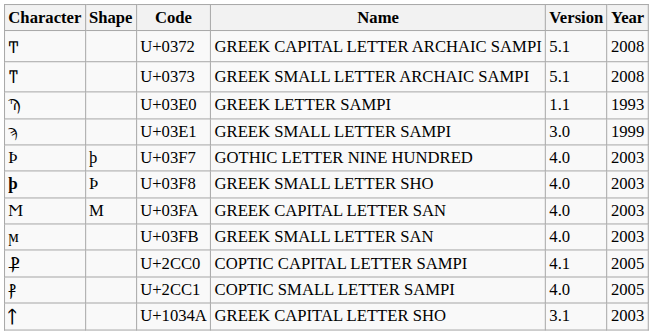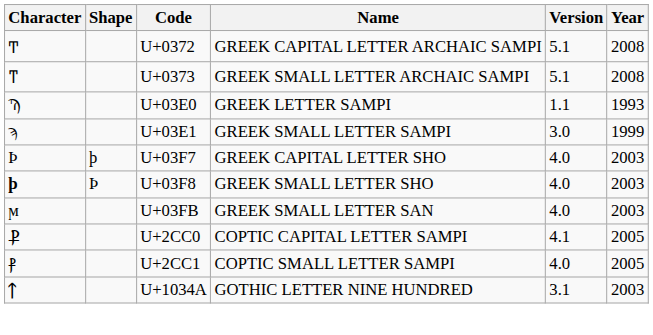(344, 157) GOTHIC LETTER NINE HUNDRED -> (330, 157) GREEK CAPITAL LETTER SHO
- row: (169, 210)
(330, 316) GREEK CAPITAL LETTER SHO -> (344, 289) GOTHIC LETTER NINE HUNDRED
